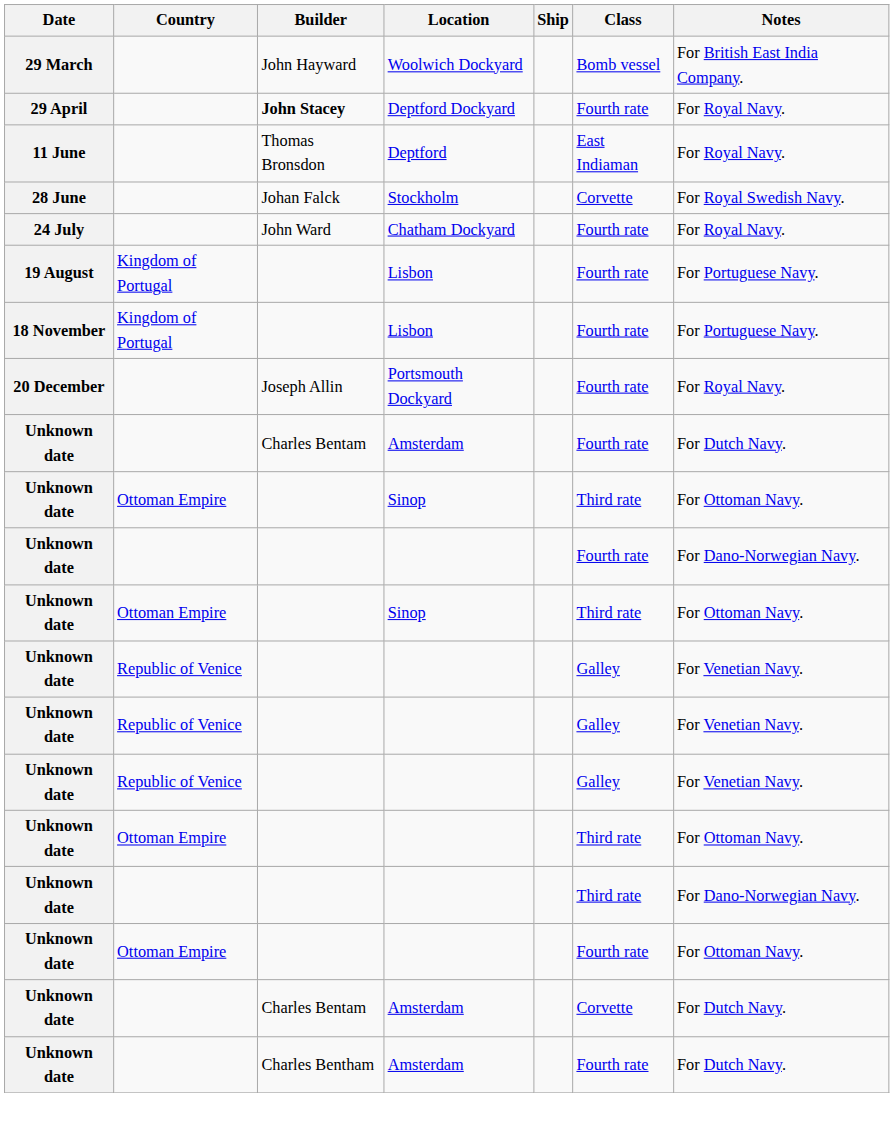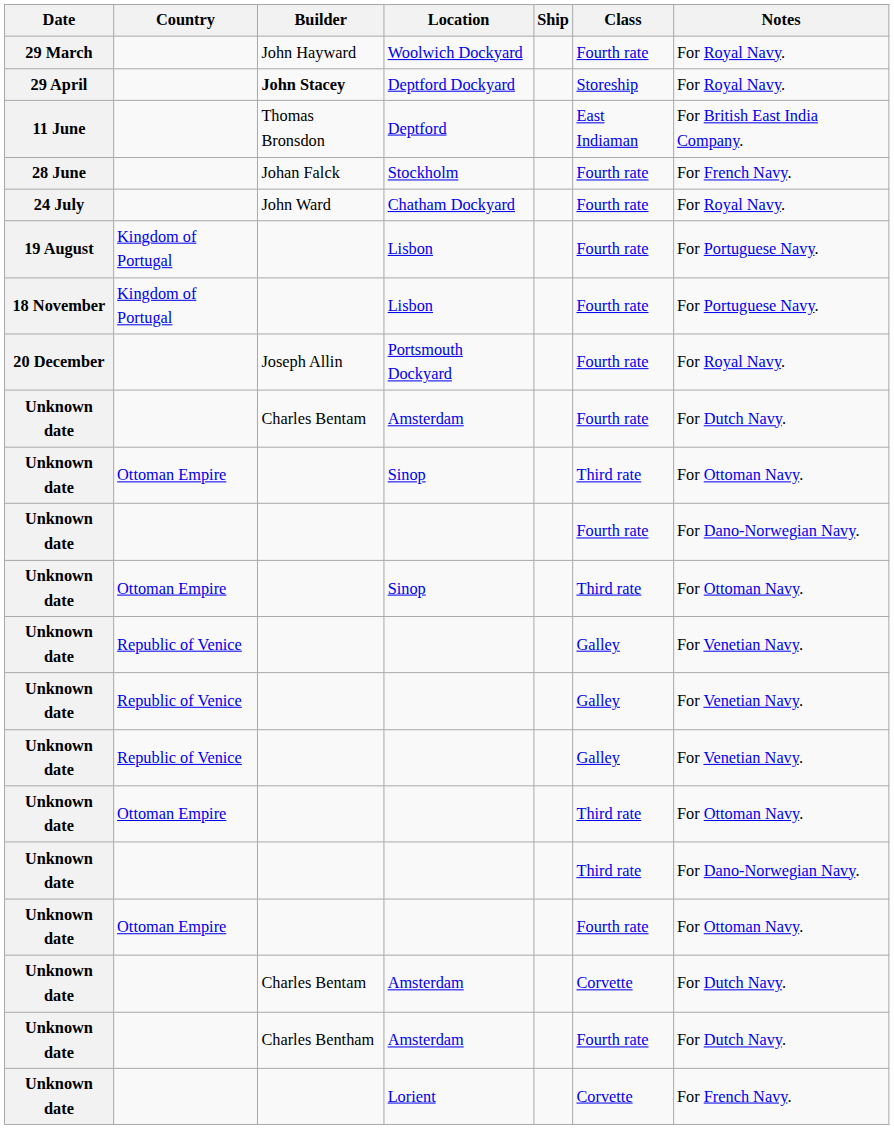(618, 64) Bomb vessel -> (612, 52) Fourth rate
(747, 64) For British East India Company. -> (731, 52) For Royal Navy.
(612, 108) Fourth rate -> (607, 84) Storeship
(731, 153) For Royal Navy. -> (747, 128) For British East India Company.
(605, 197) Corvette -> (612, 172) Fourth rate
(761, 197) For Royal Swedish Navy. -> (734, 172) For French Navy.
+ row: (185, 1096)
